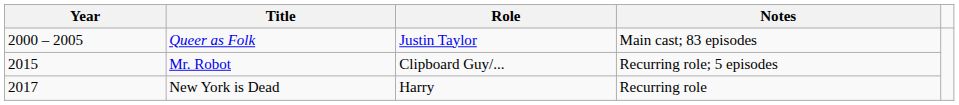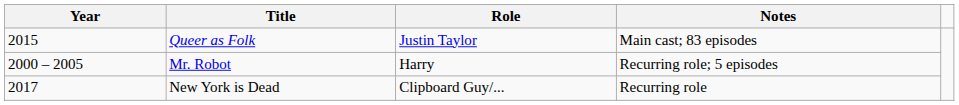(46, 40) 2000 – 2005 -> (23, 40) 2015
(23, 64) 2015 -> (46, 64) 2000 – 2005
(452, 64) Clipboard Guy/... -> (417, 64) Harry
(417, 87) Harry -> (452, 87) Clipboard Guy/...
